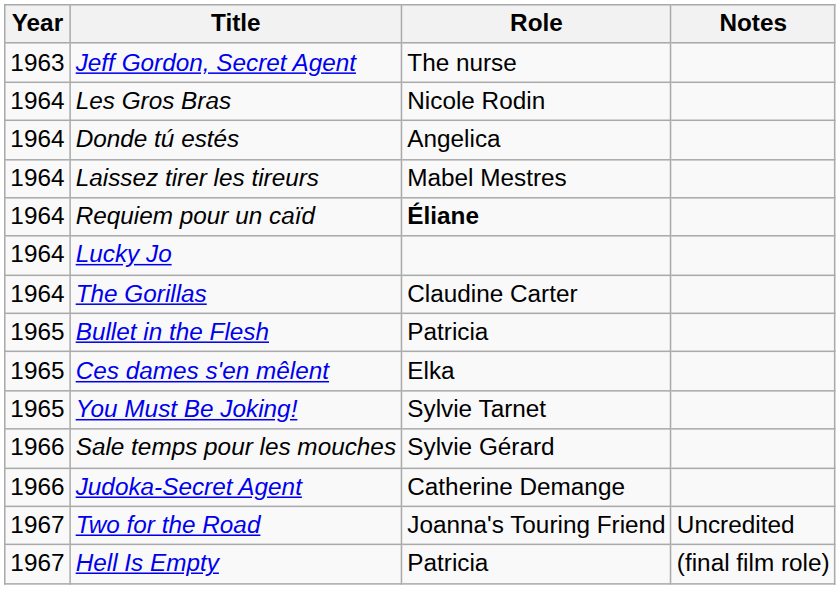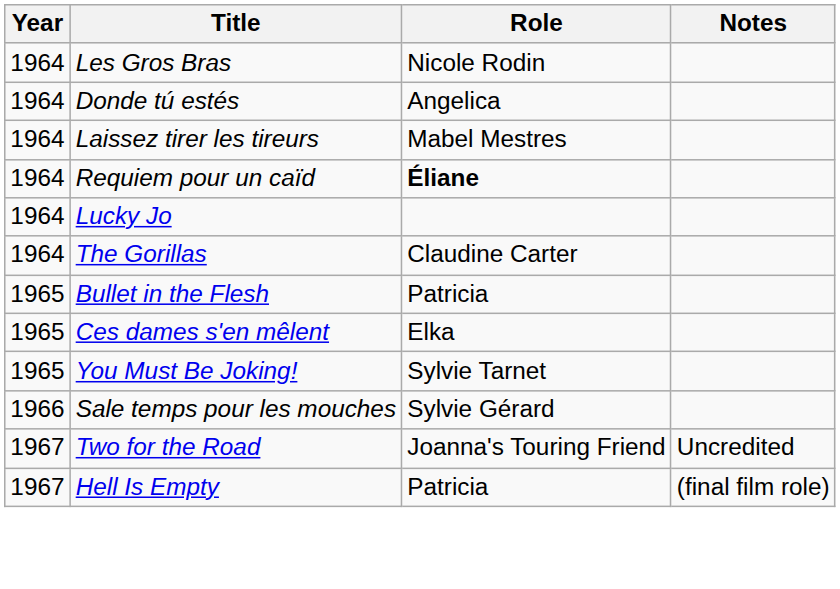- row: (216, 62)
- row: (189, 486)
